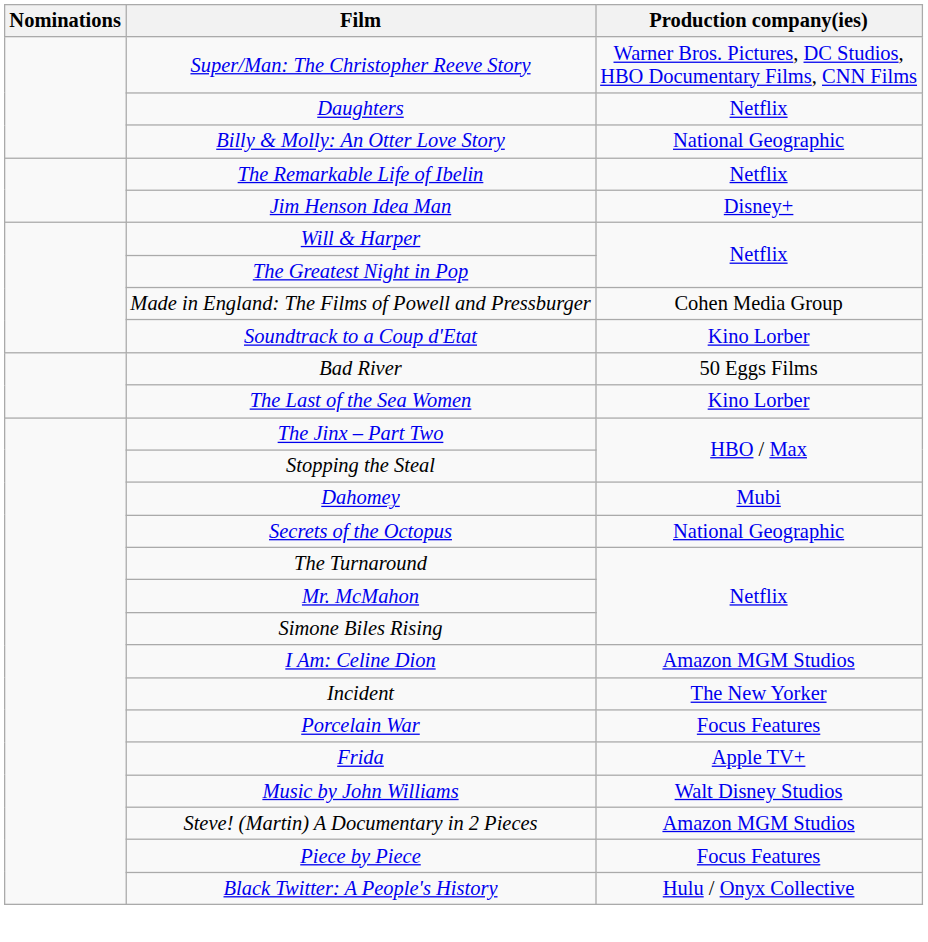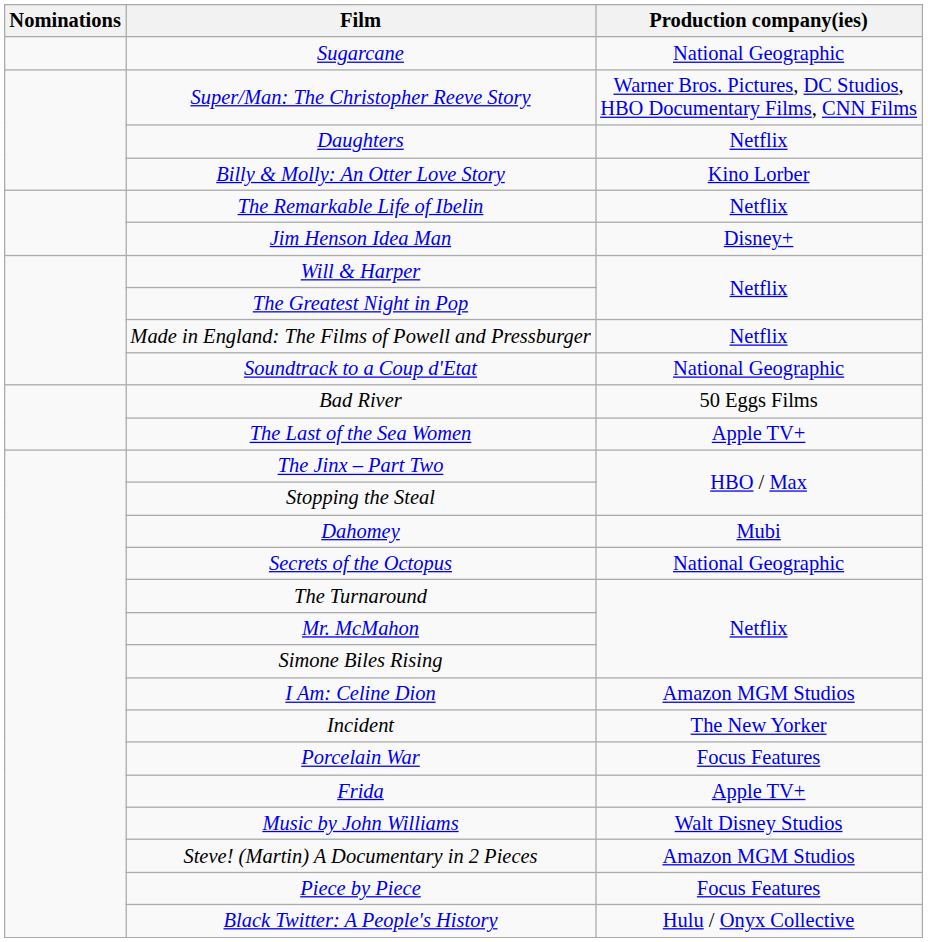+ row: (360, 53)
(759, 141) National Geographic -> (759, 173) Kino Lorber
(759, 303) Cohen Media Group -> (759, 336) Netflix
(759, 336) Kino Lorber -> (759, 368) National Geographic
(759, 401) Kino Lorber -> (759, 433) Apple TV+
